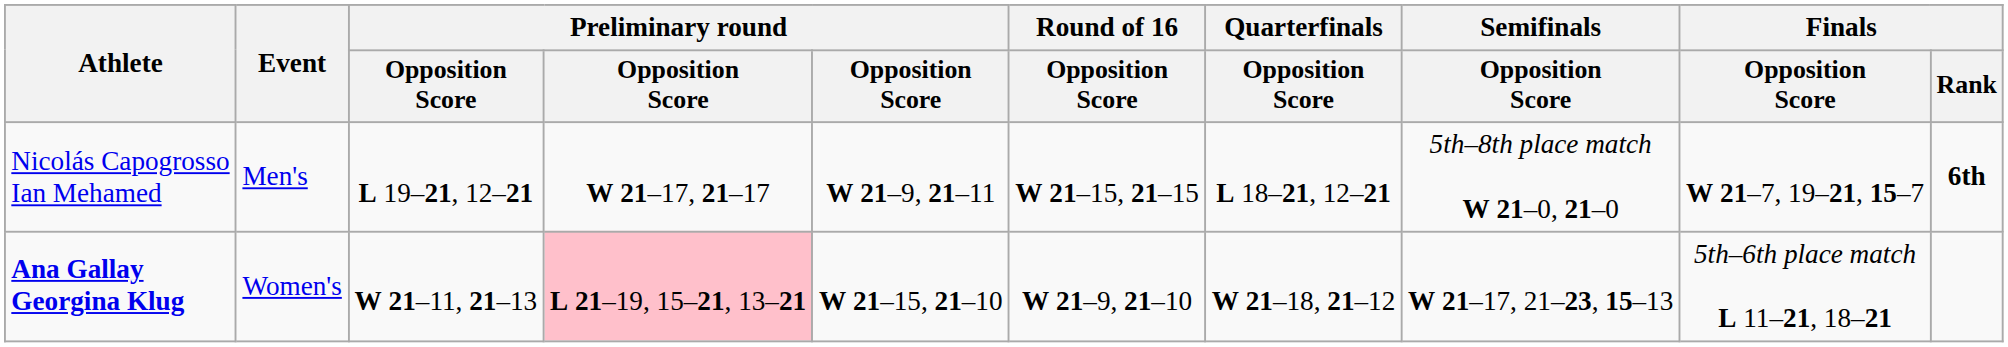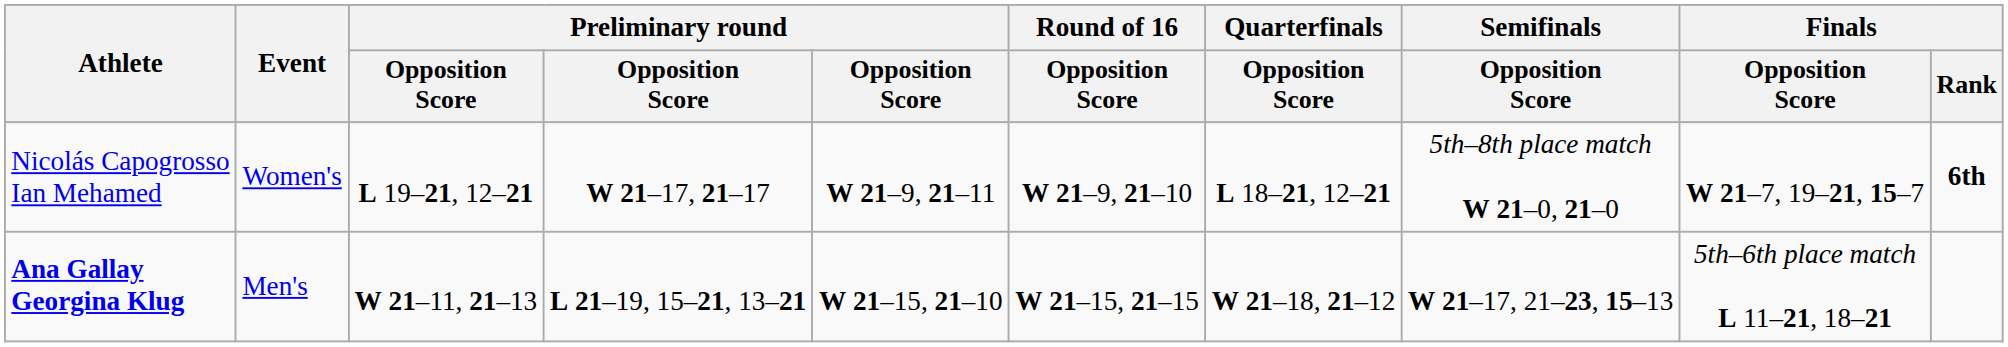(275, 177) Men's -> (292, 177) Women's
(1107, 193) W 21–15, 21–15 -> (1107, 193) W 21–9, 21–10
(292, 286) Women's -> (275, 286) Men's
(678, 302) pink background -> (678, 302) no background
(1107, 302) W 21–9, 21–10 -> (1107, 302) W 21–15, 21–15
